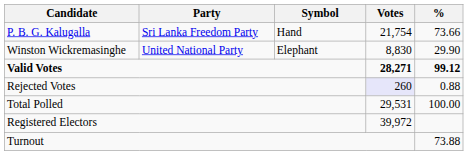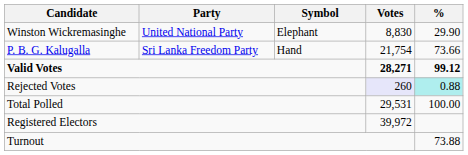rows swapped: (49, 31) <-> (66, 50)
(450, 86) no background -> (450, 86) paleturquoise background
